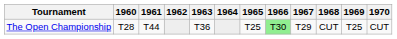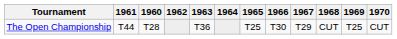columns swapped: (126, 12) <-> (151, 12)
(278, 27) lightgreen background -> (278, 27) no background
